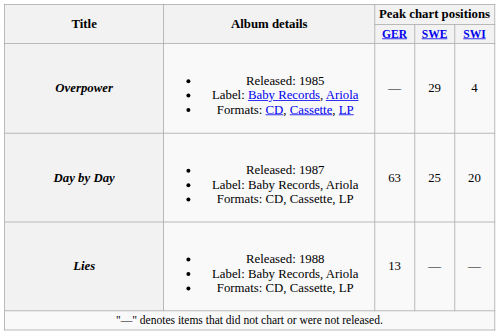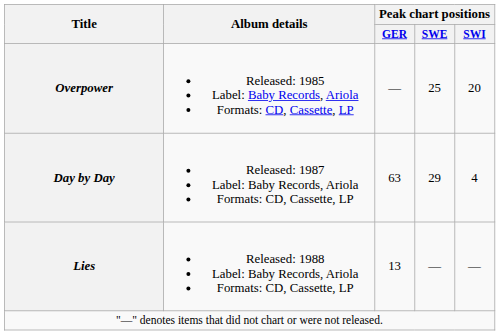(435, 88) 29 -> (435, 88) 25
(474, 88) 4 -> (474, 88) 20
(435, 177) 25 -> (435, 177) 29
(474, 177) 20 -> (474, 177) 4
